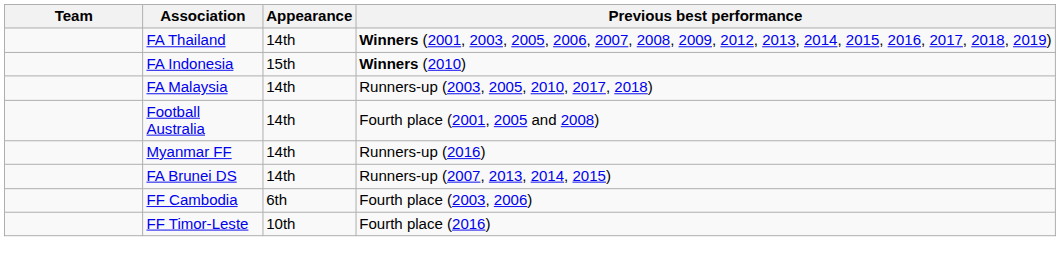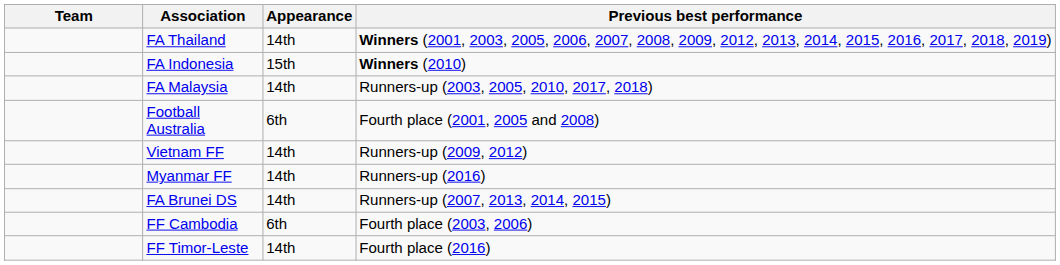(281, 120) 14th -> (277, 120) 6th
+ row: (185, 152)
(281, 224) 10th -> (281, 248) 14th
